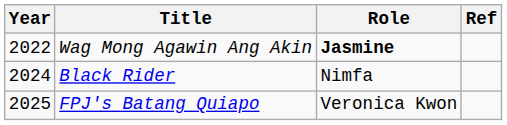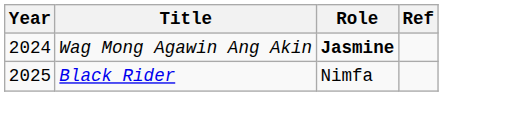(30, 48) 2022 -> (30, 48) 2024
(30, 76) 2024 -> (30, 76) 2025
- row: (159, 105)
